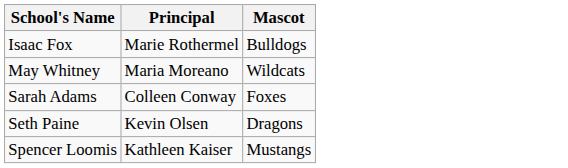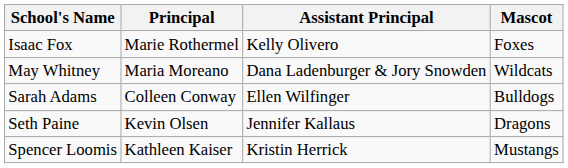+ column: (366, 17)
(276, 44) Bulldogs -> (514, 44) Foxes
(266, 96) Foxes -> (524, 96) Bulldogs
